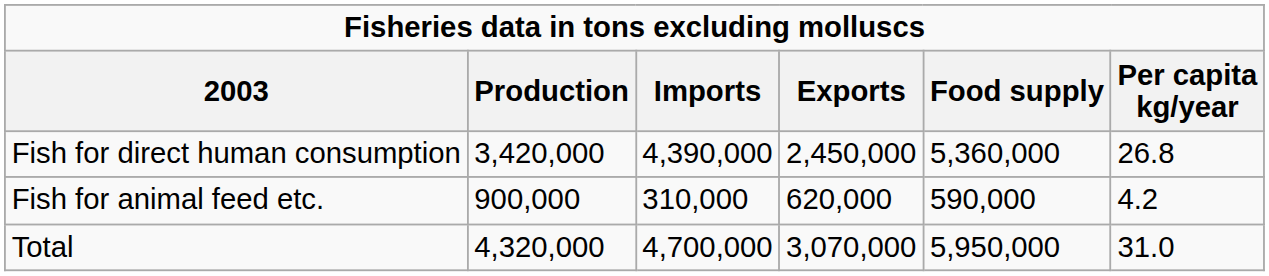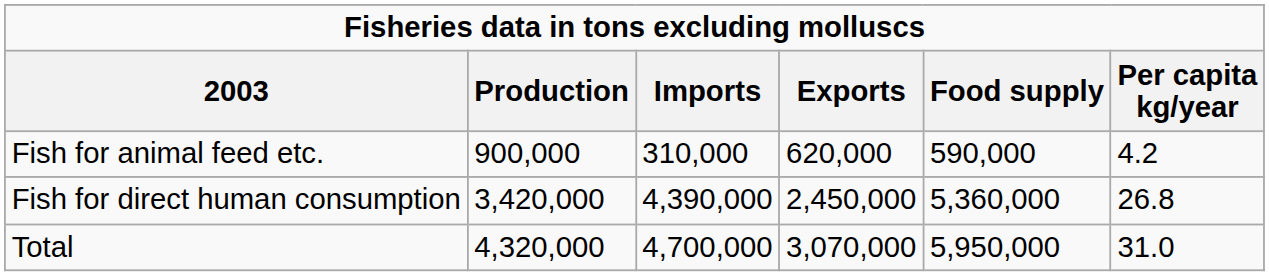rows swapped: (236, 153) <-> (168, 199)
